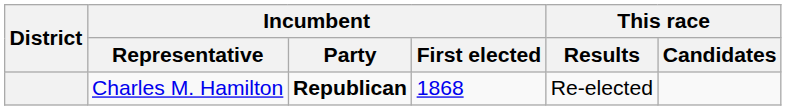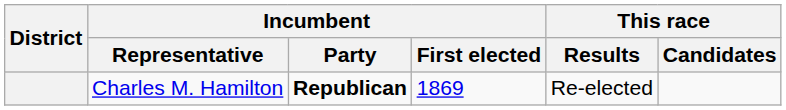(440, 88) 1868 -> (440, 88) 1869
